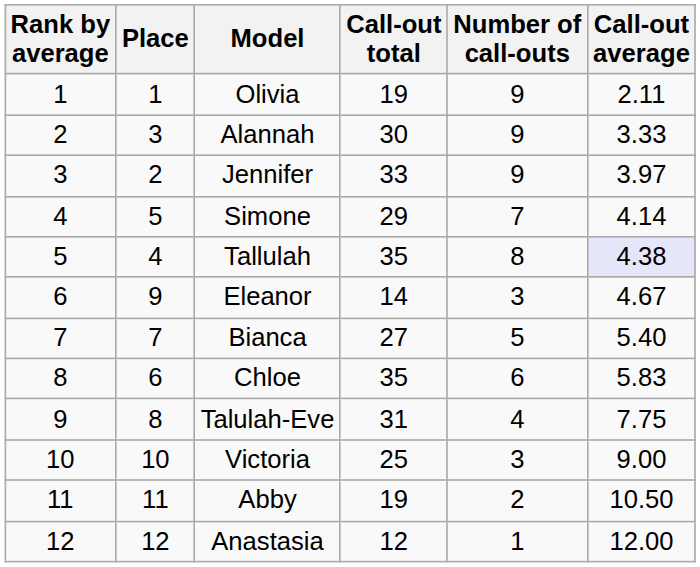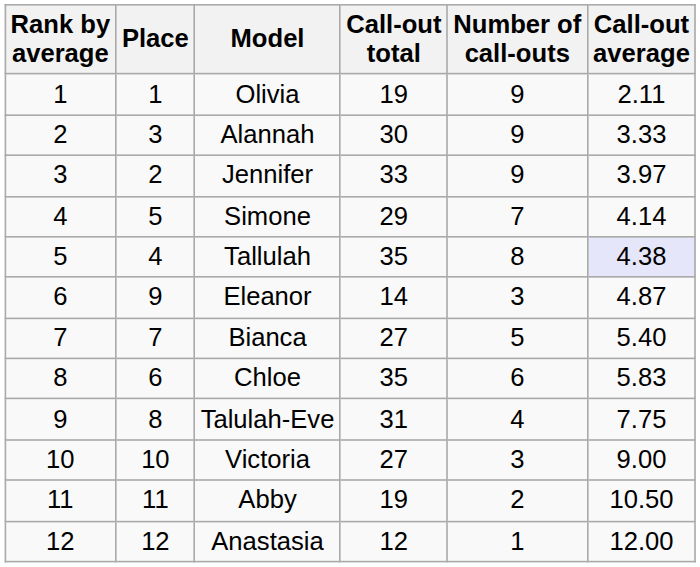(641, 297) 4.67 -> (641, 297) 4.87
(394, 459) 25 -> (394, 459) 27
